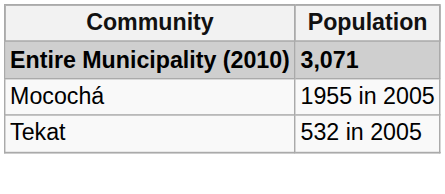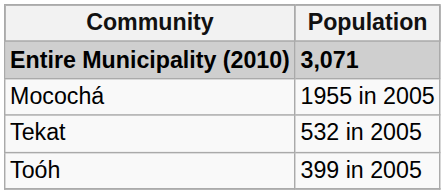+ row: (35, 170)
